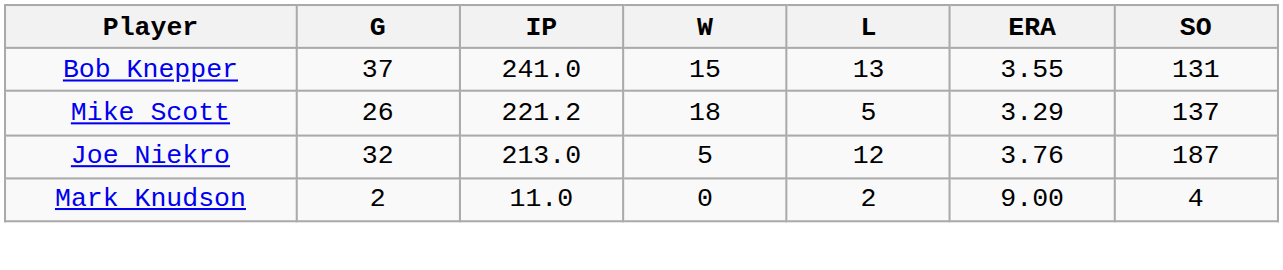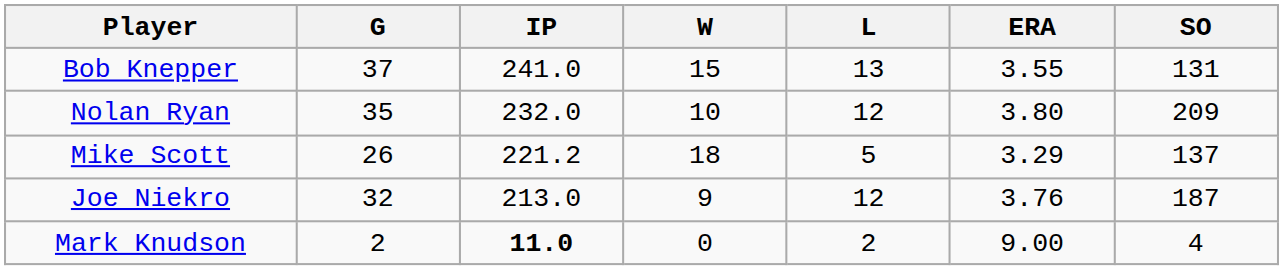+ row: (150, 113)
(705, 156) 5 -> (705, 200) 9
(541, 200) normal -> (541, 243) bold
